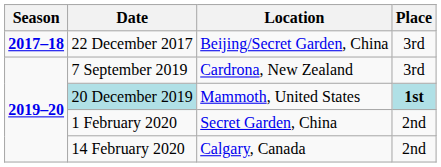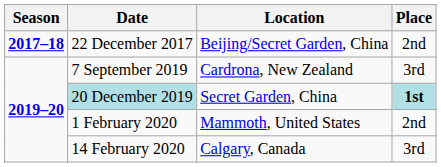(414, 44) 3rd -> (414, 44) 2nd
(280, 96) Mammoth, United States -> (269, 96) Secret Garden, China
(269, 123) Secret Garden, China -> (280, 123) Mammoth, United States
(414, 149) 2nd -> (414, 149) 3rd
